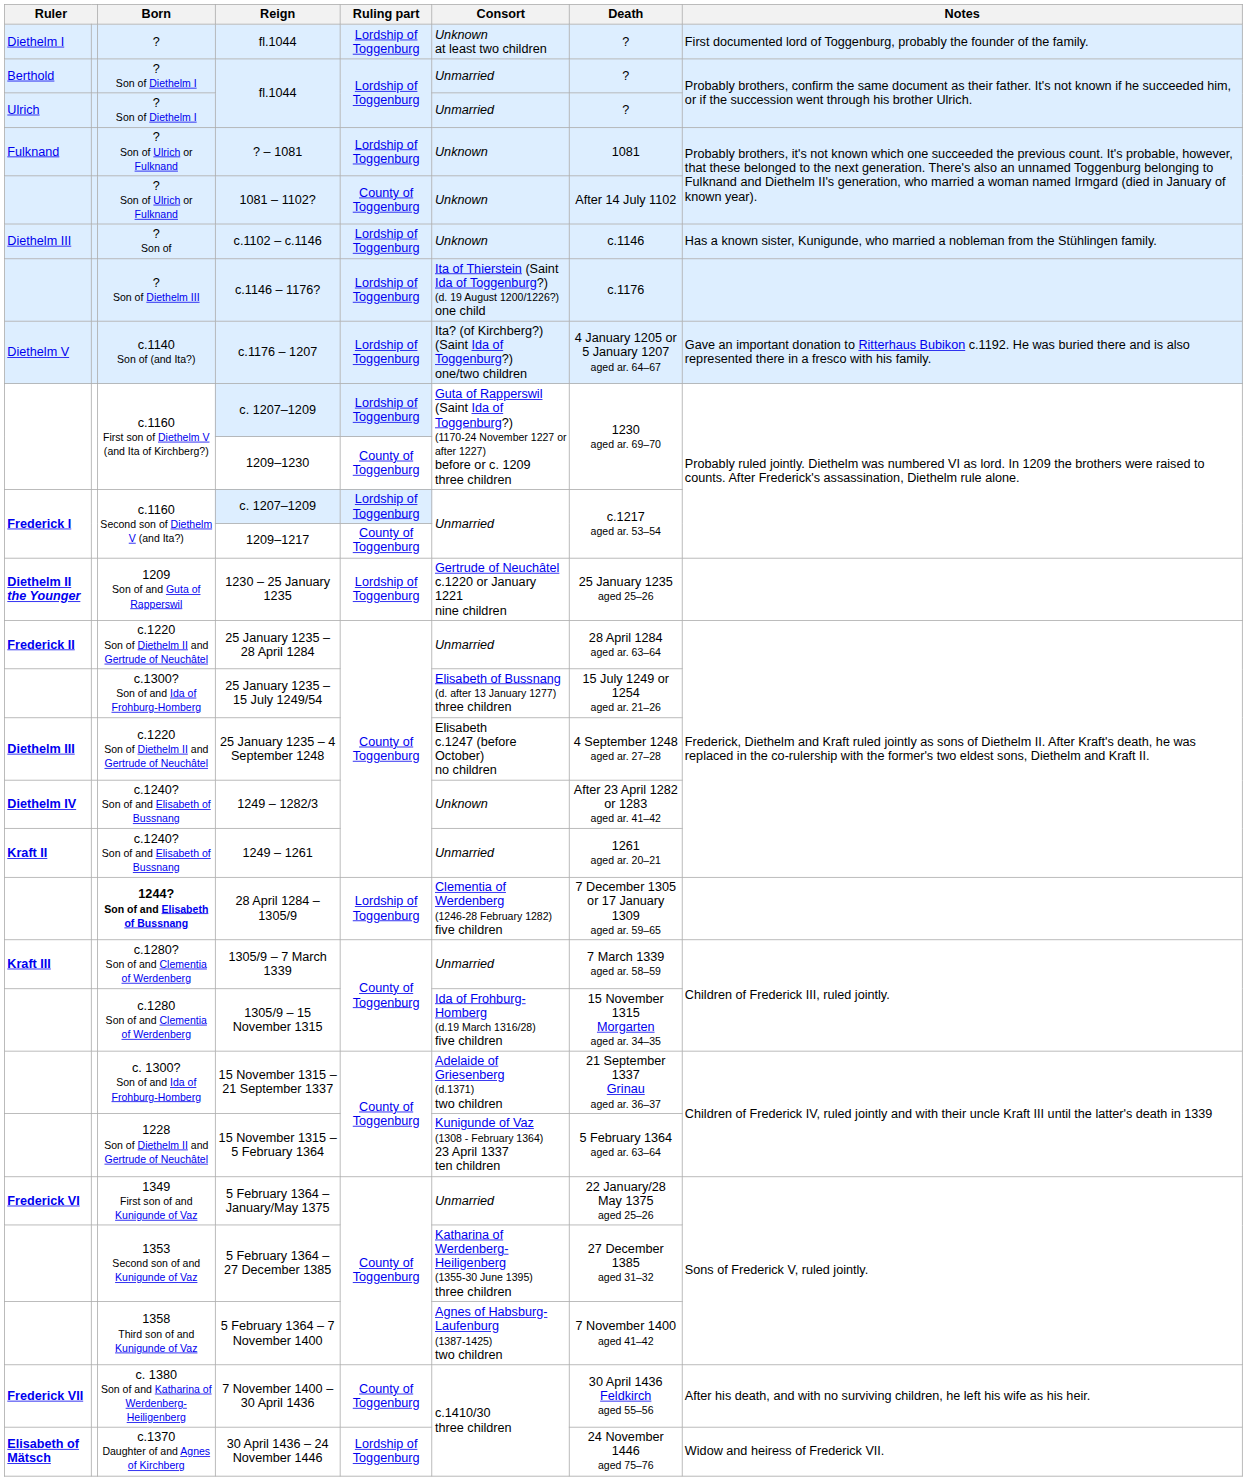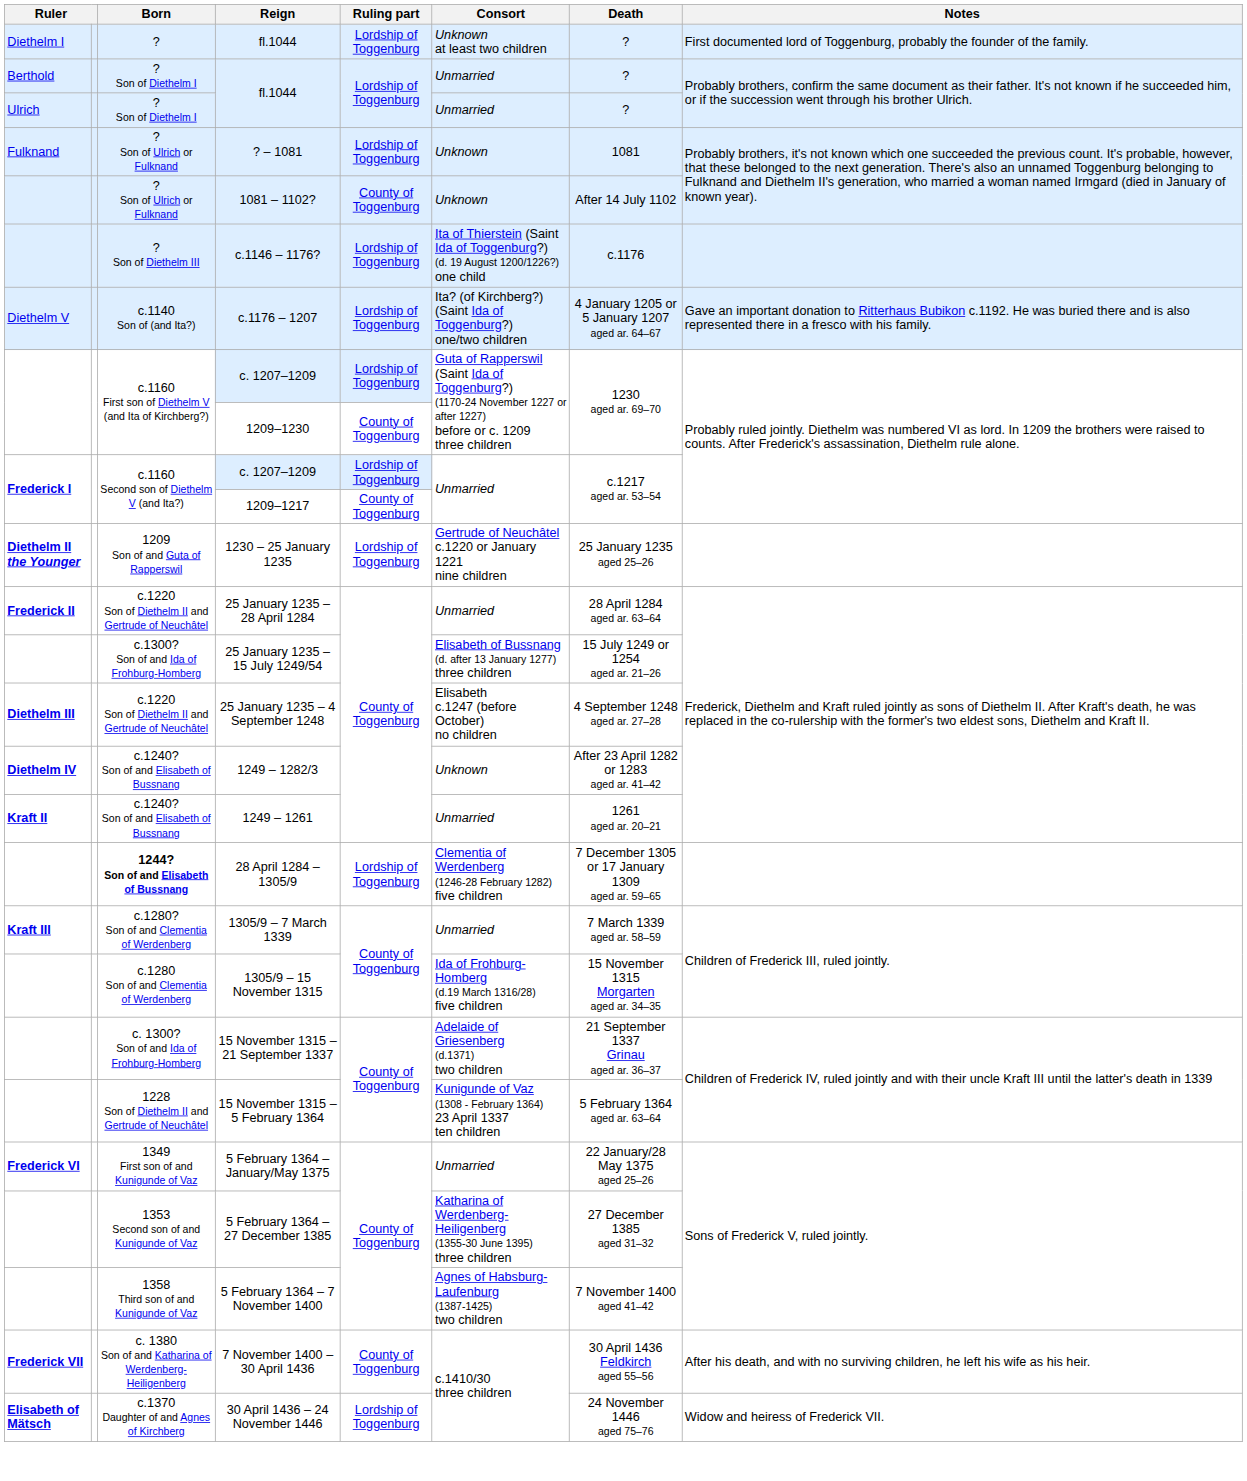- row: (39, 241)
